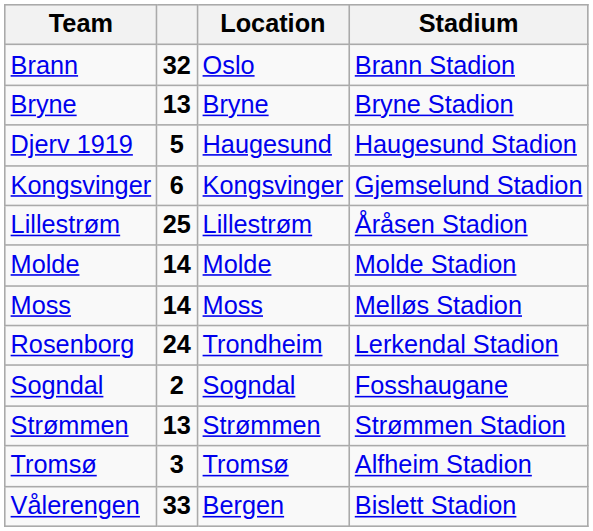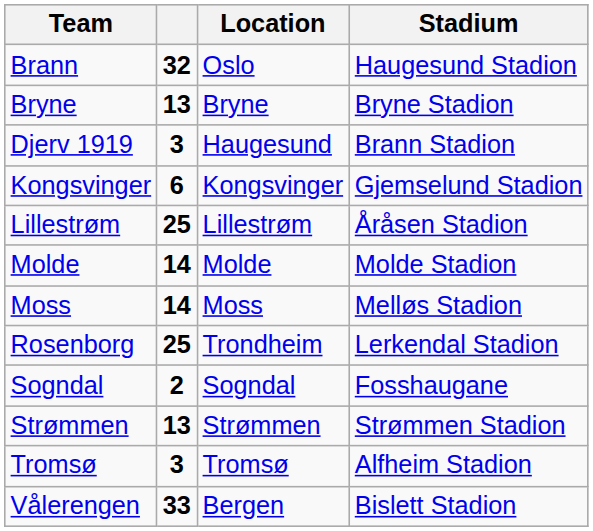(435, 64) Brann Stadion -> (466, 64) Haugesund Stadion
(177, 144) 5 -> (177, 144) 3
(466, 144) Haugesund Stadion -> (435, 144) Brann Stadion
(177, 345) 24 -> (177, 345) 25
